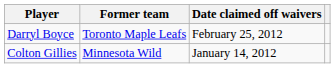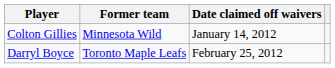rows swapped: (42, 53) <-> (41, 33)
